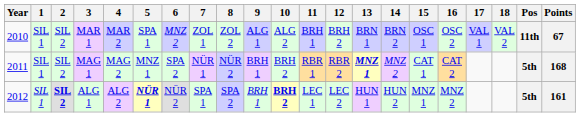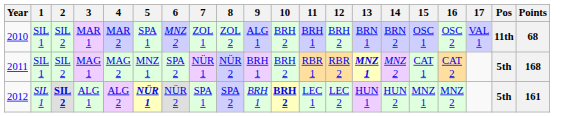- column: (504, 12)
(285, 36) ALG 2 -> (285, 36) BRH 2
(558, 36) 67 -> (533, 36) 68
